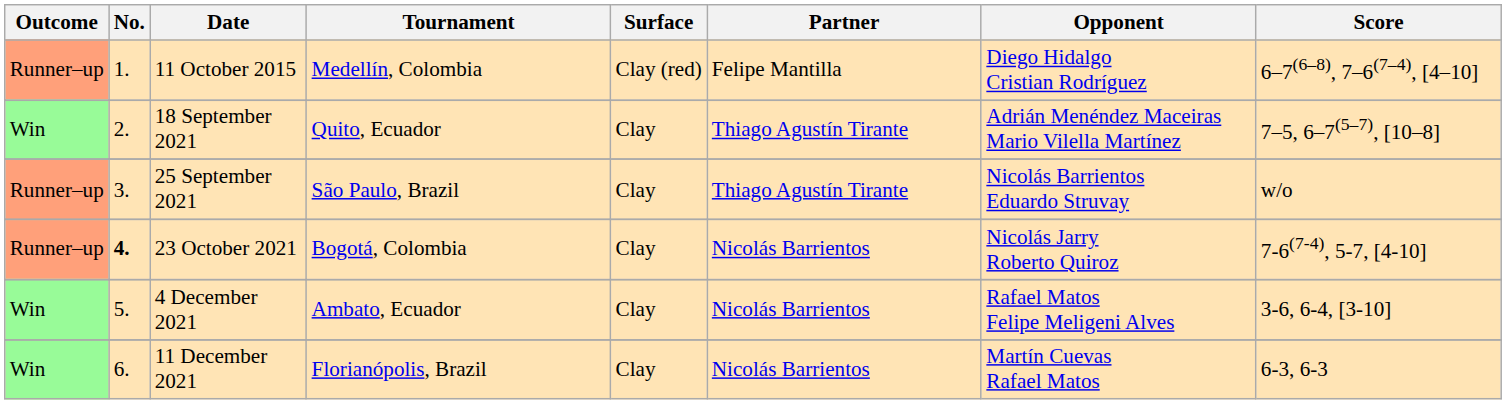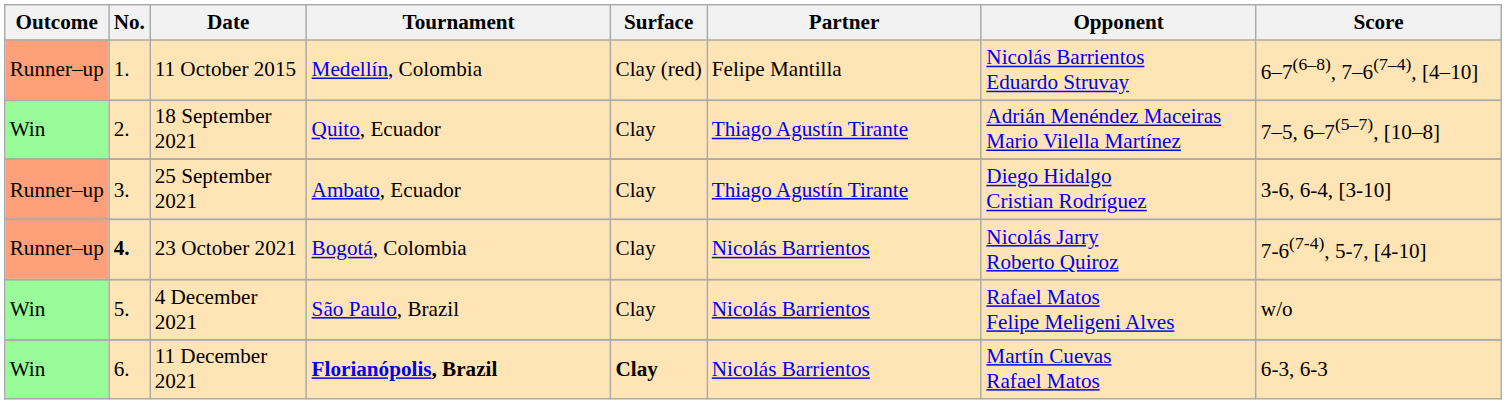(1067, 69) Diego Hidalgo Cristian Rodríguez -> (1065, 69) Nicolás Barrientos Eduardo Struvay
(385, 189) São Paulo, Brazil -> (386, 189) Ambato, Ecuador
(1065, 189) Nicolás Barrientos Eduardo Struvay -> (1067, 189) Diego Hidalgo Cristian Rodríguez
(1277, 189) w/o -> (1326, 189) 3-6, 6-4, [3-10]
(386, 309) Ambato, Ecuador -> (385, 309) São Paulo, Brazil
(1326, 309) 3-6, 6-4, [3-10] -> (1277, 309) w/o
(399, 369) normal -> (404, 369) bold
(636, 369) normal -> (637, 369) bold
